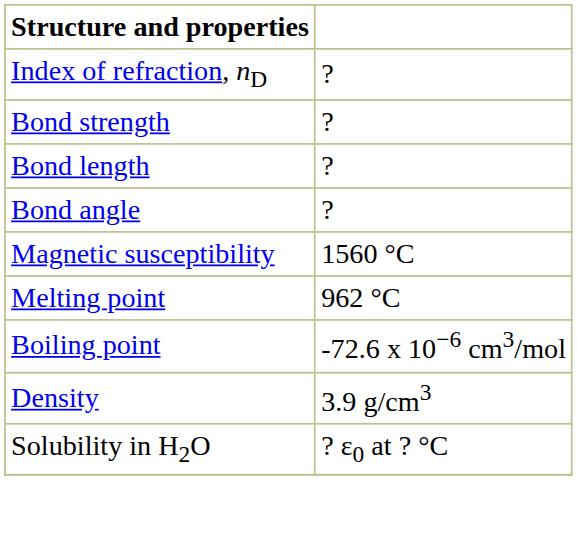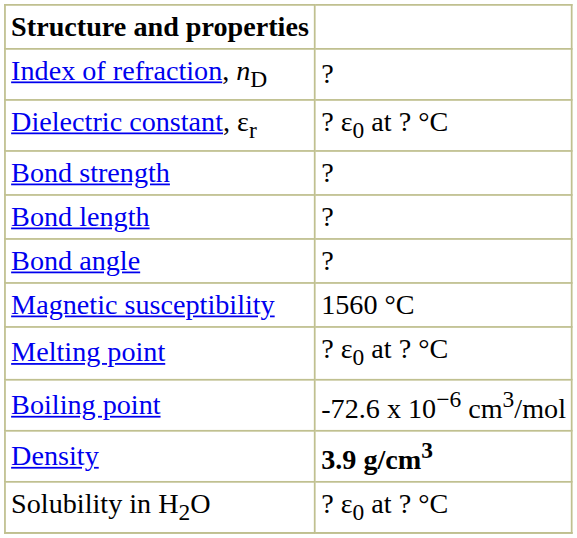+ row: (134, 125)
(361, 297) 962 °C -> (385, 352) ? ε0 at ? °C
(376, 397) normal -> (377, 456) bold
